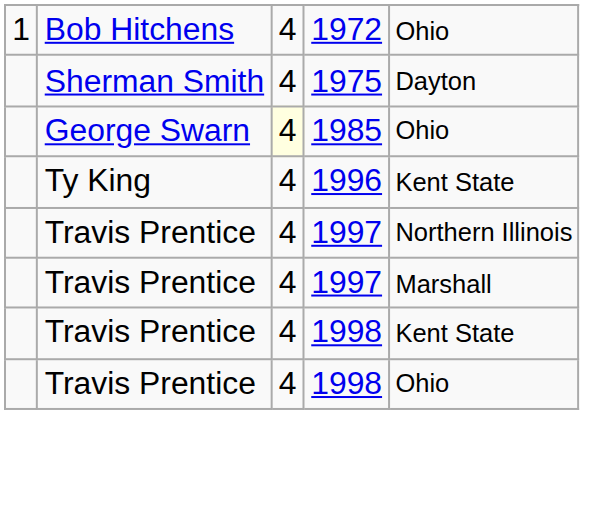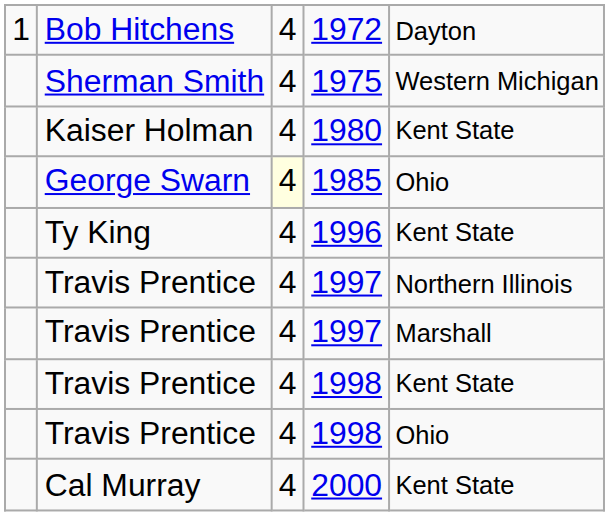(422, 30) Ohio -> (436, 30) Dayton
(436, 81) Dayton -> (497, 81) Western Michigan
+ row: (149, 130)
+ row: (123, 484)
